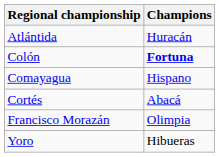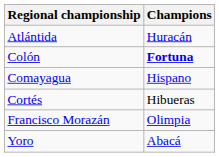(164, 99) Abacá -> (171, 99) Hibueras
(171, 141) Hibueras -> (164, 141) Abacá
